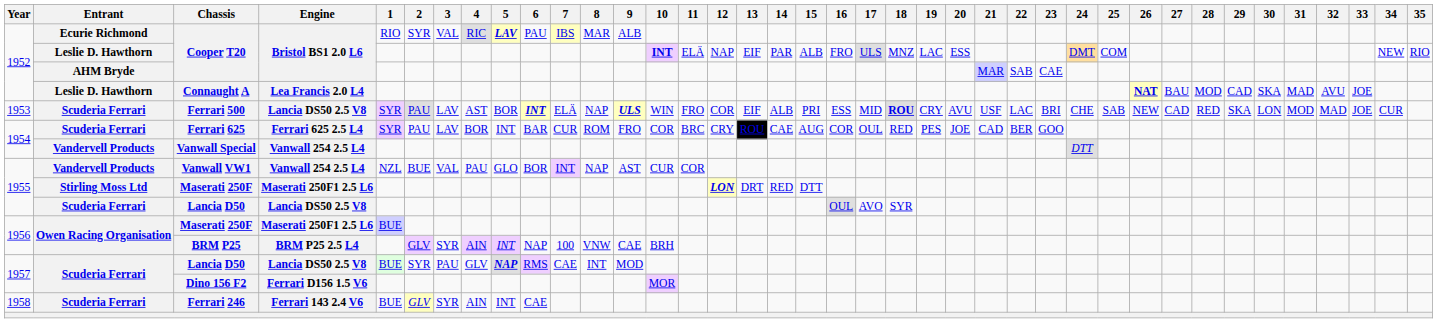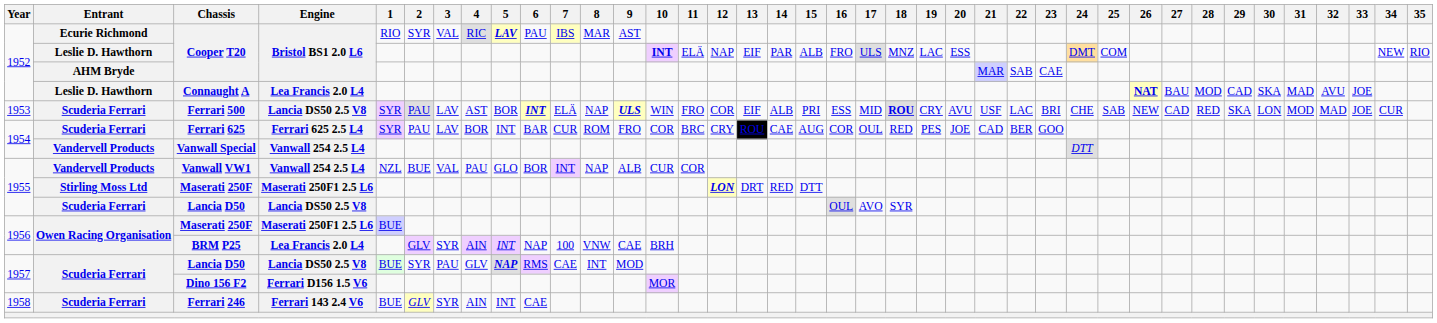(630, 33) ALB -> (630, 33) AST
(630, 168) AST -> (630, 168) ALB
(317, 245) BRM P25 2.5 L4 -> (317, 245) Lea Francis 2.0 L4
